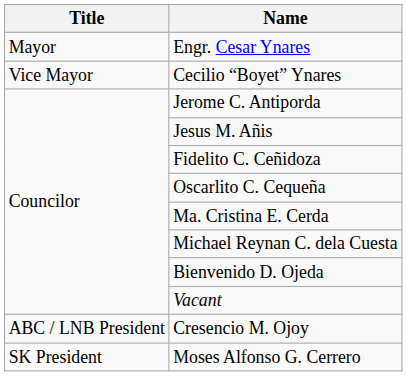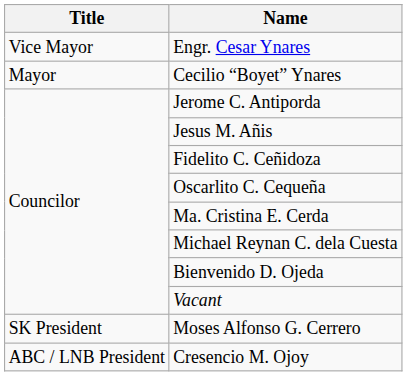(32, 46) Mayor -> (51, 46) Vice Mayor
(51, 74) Vice Mayor -> (32, 74) Mayor
rows swapped: (241, 328) <-> (267, 356)
